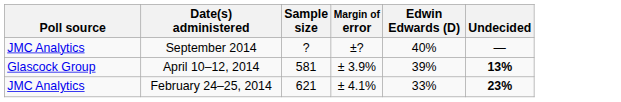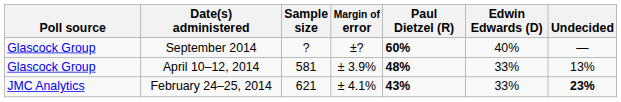+ column: (424, 21)
(46, 47) JMC Analytics -> (51, 47) Glascock Group
(424, 67) 39% -> (507, 67) 33%
(500, 67) bold -> (582, 67) normal
